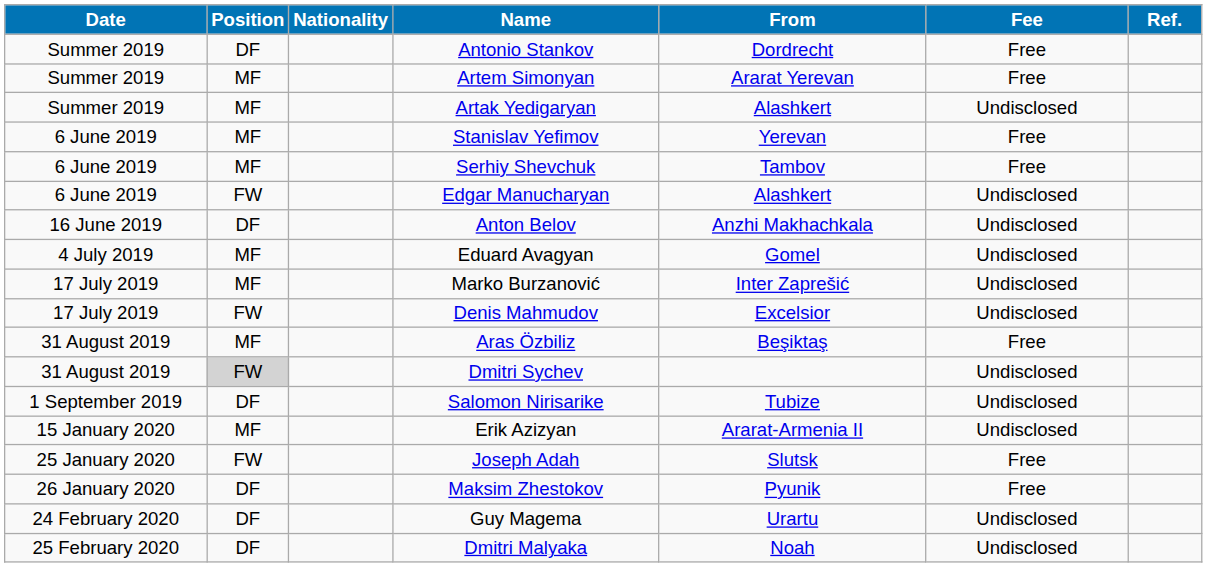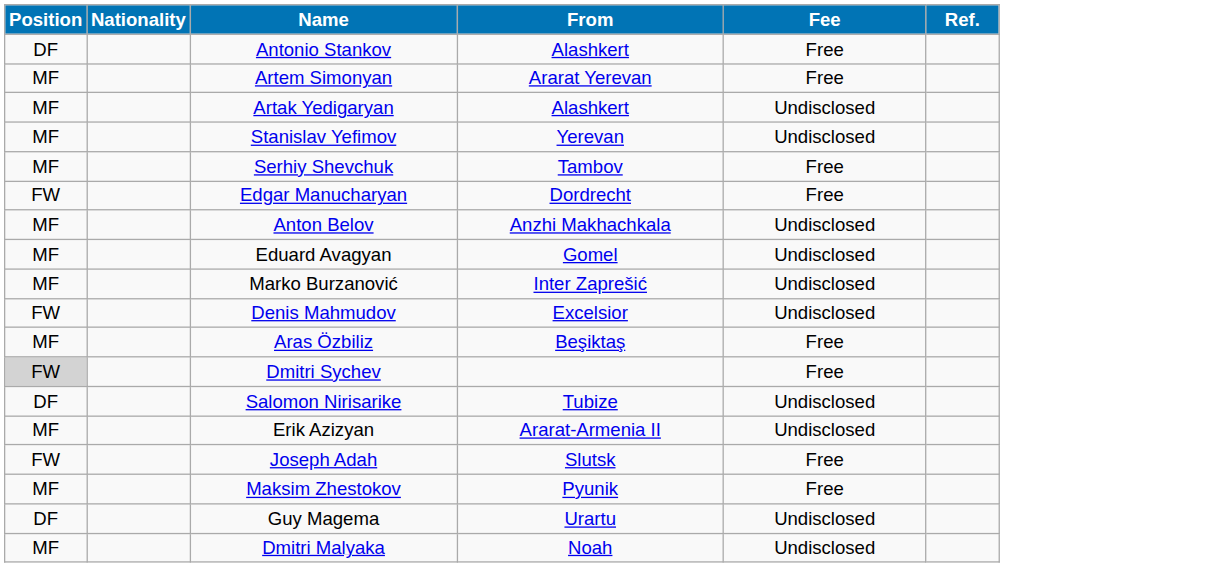- column: (106, 20)
(792, 49) Dordrecht -> (590, 49) Alashkert
(1027, 137) Free -> (825, 137) Undisclosed
(792, 196) Alashkert -> (590, 196) Dordrecht
(1027, 196) Undisclosed -> (825, 196) Free
(248, 225) DF -> (46, 225) MF
(1027, 372) Undisclosed -> (825, 372) Free
(248, 489) DF -> (46, 489) MF
(248, 548) DF -> (46, 548) MF
